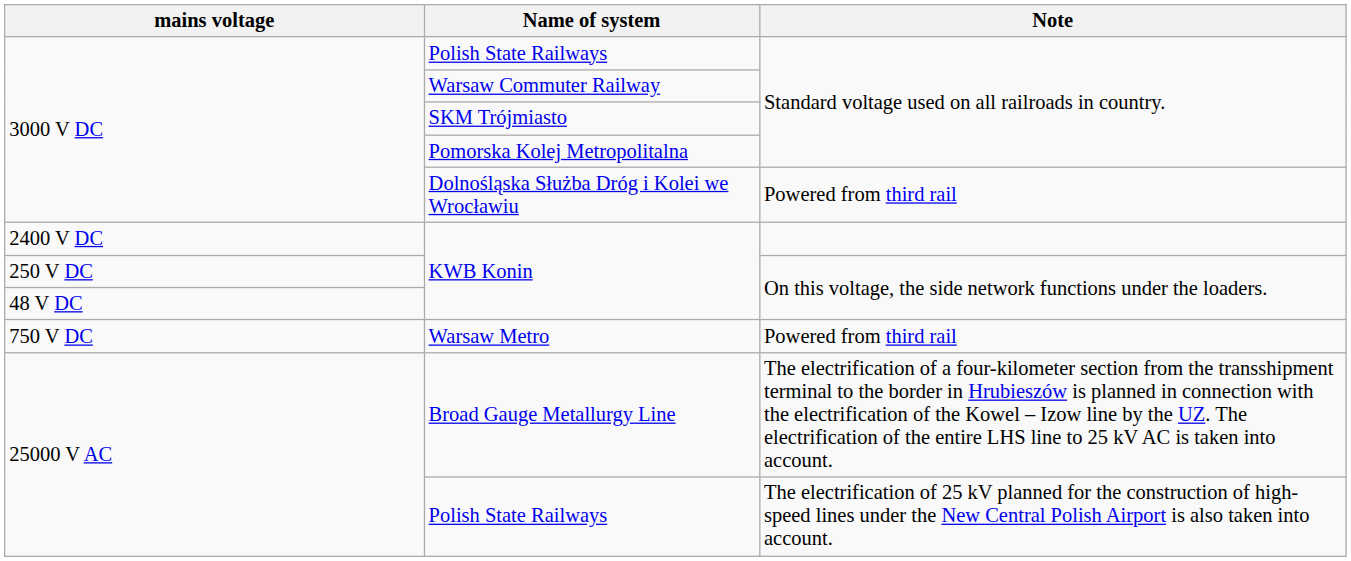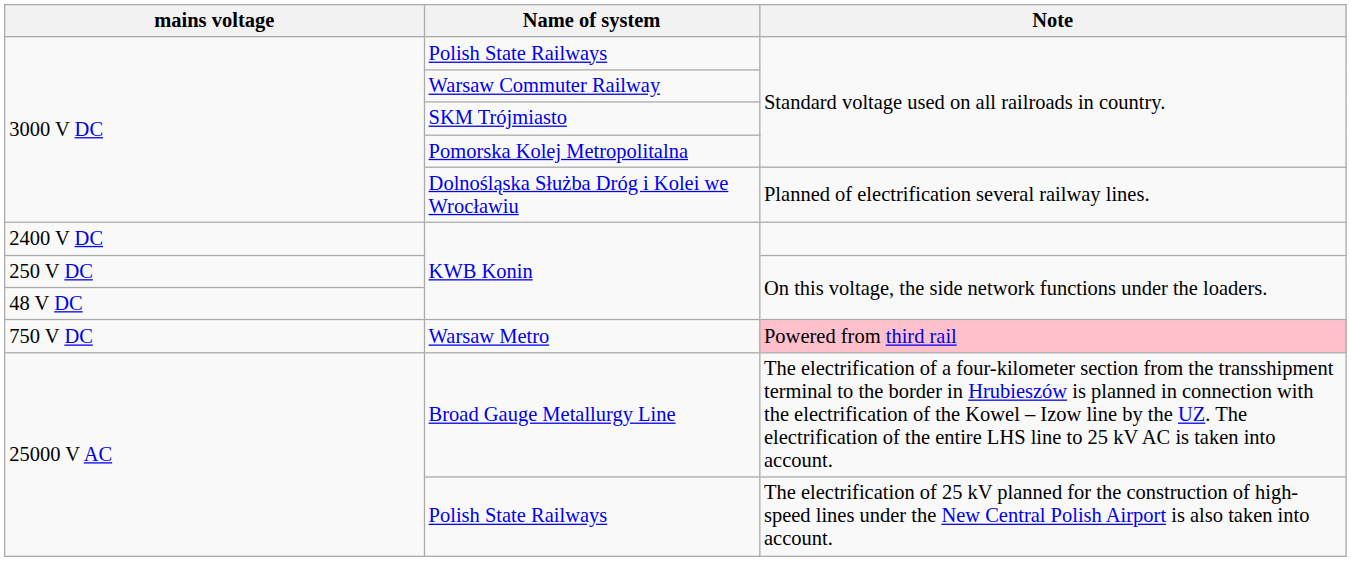(860, 194) Powered from third rail -> (957, 194) Planned of electrification several railway lines.
(860, 336) no background -> (860, 336) pink background
